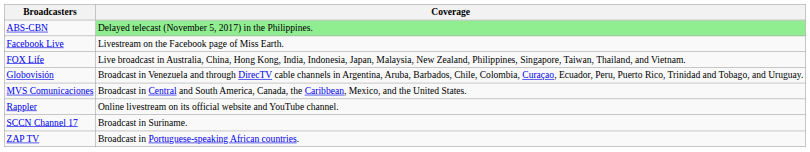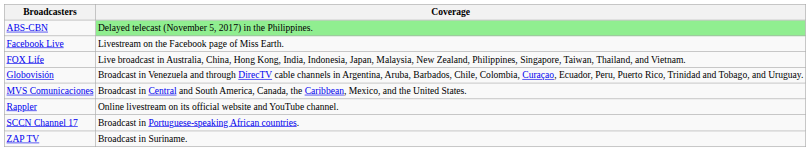(143, 123) Broadcast in Suriname. -> (198, 123) Broadcast in Portuguese-speaking African countries.
(198, 138) Broadcast in Portuguese-speaking African countries. -> (143, 138) Broadcast in Suriname.
